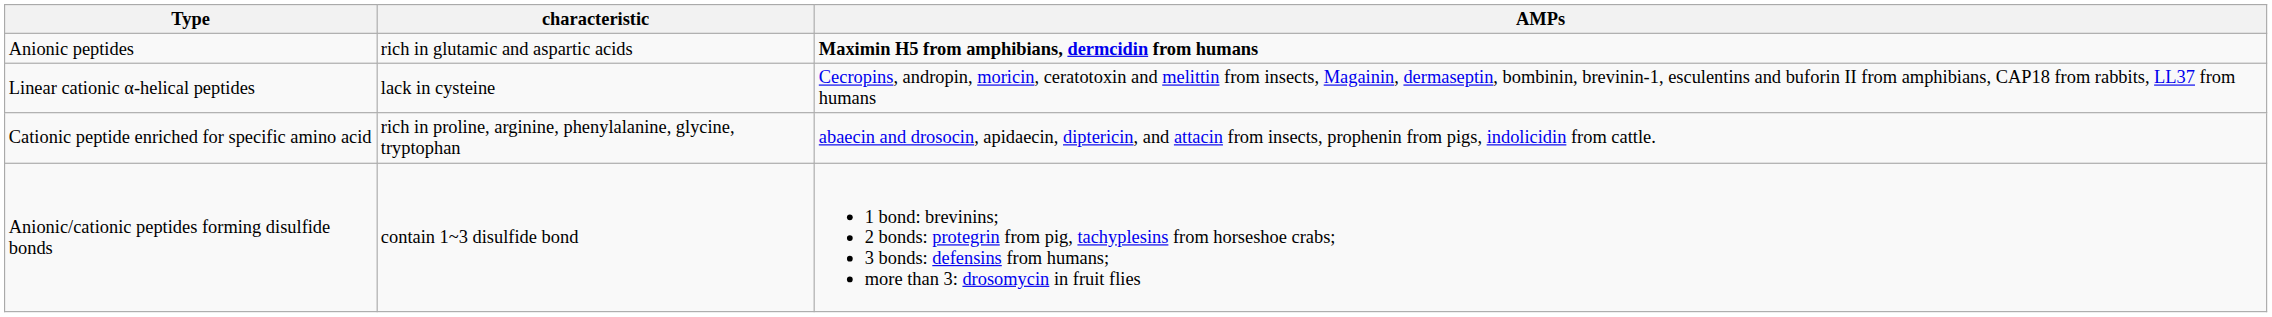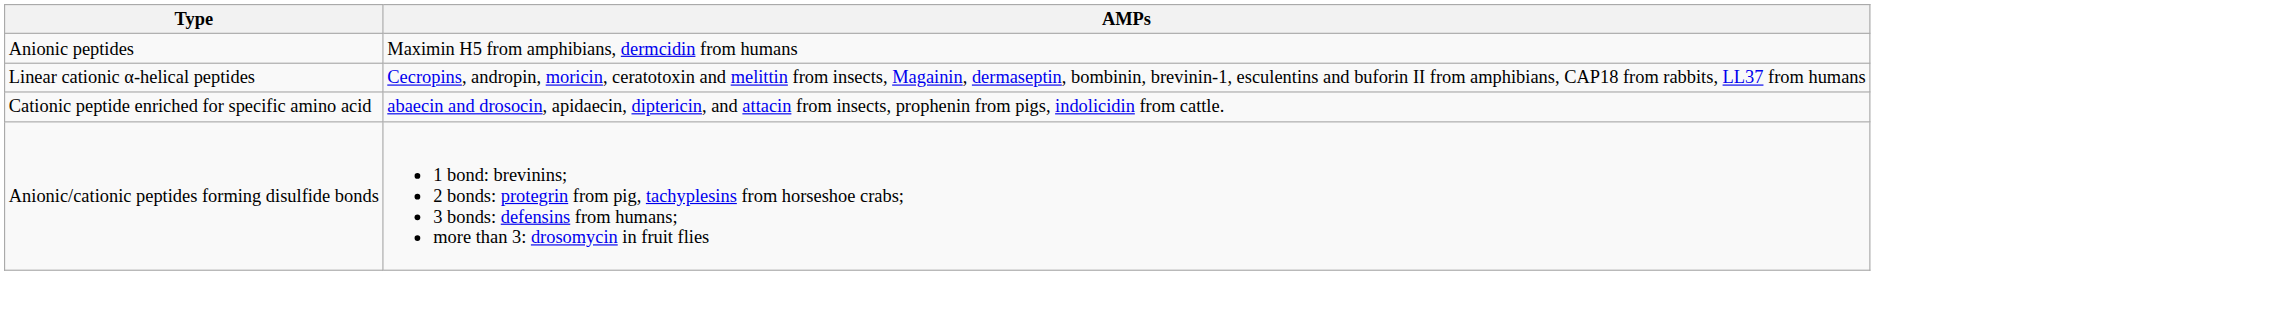- column: (596, 19)
(1039, 48) bold -> (592, 48) normal
